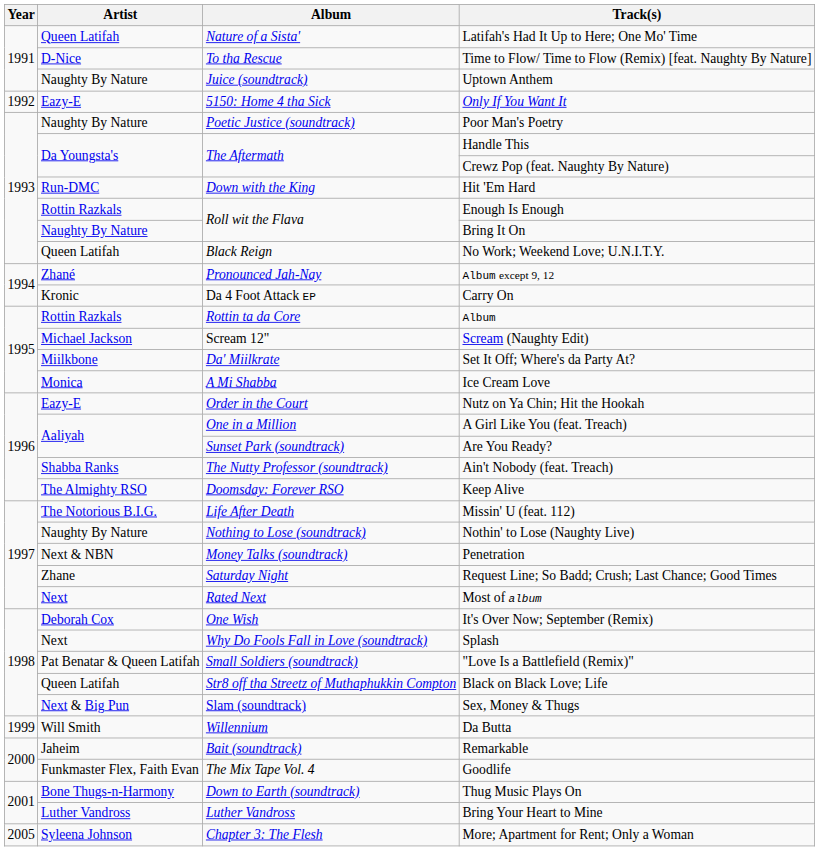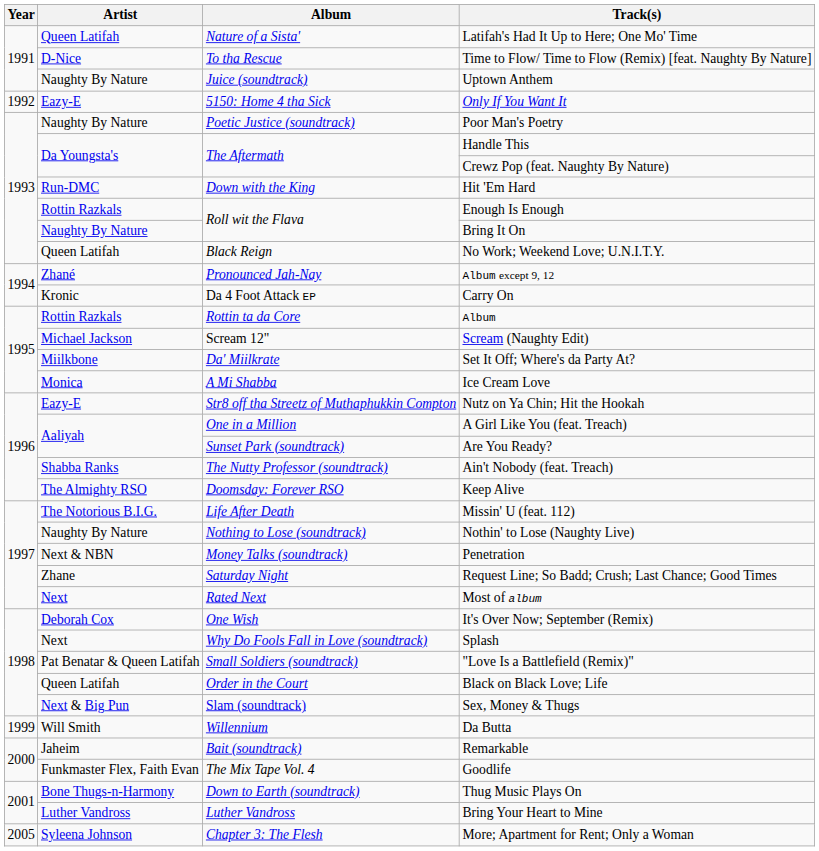(257, 403) Order in the Court -> (331, 403) Str8 off tha Streetz of Muthaphukkin Compton
(331, 683) Str8 off tha Streetz of Muthaphukkin Compton -> (257, 683) Order in the Court
